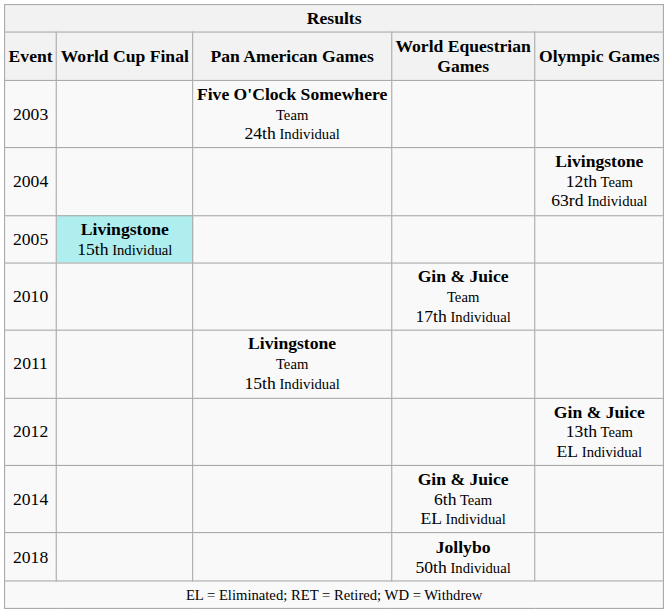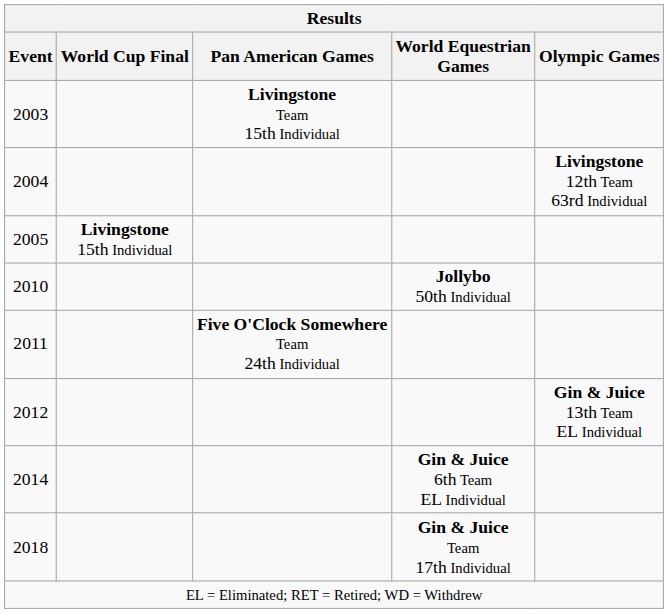(292, 113) Five O'Clock Somewhere Team 24th Individual -> (292, 113) Livingstone Team 15th Individual
(125, 239) paleturquoise background -> (125, 239) no background
(463, 296) Gin & Juice Team 17th Individual -> (463, 286) Jollybo 50th Individual
(292, 364) Livingstone Team 15th Individual -> (292, 344) Five O'Clock Somewhere Team 24th Individual
(463, 556) Jollybo 50th Individual -> (463, 546) Gin & Juice Team 17th Individual
